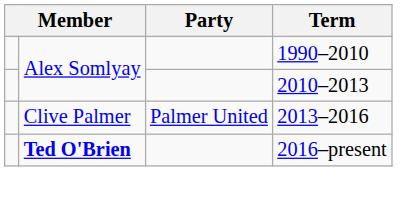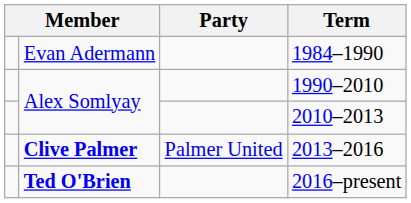+ row: (338, 52)
(77, 117) normal -> (80, 149) bold
